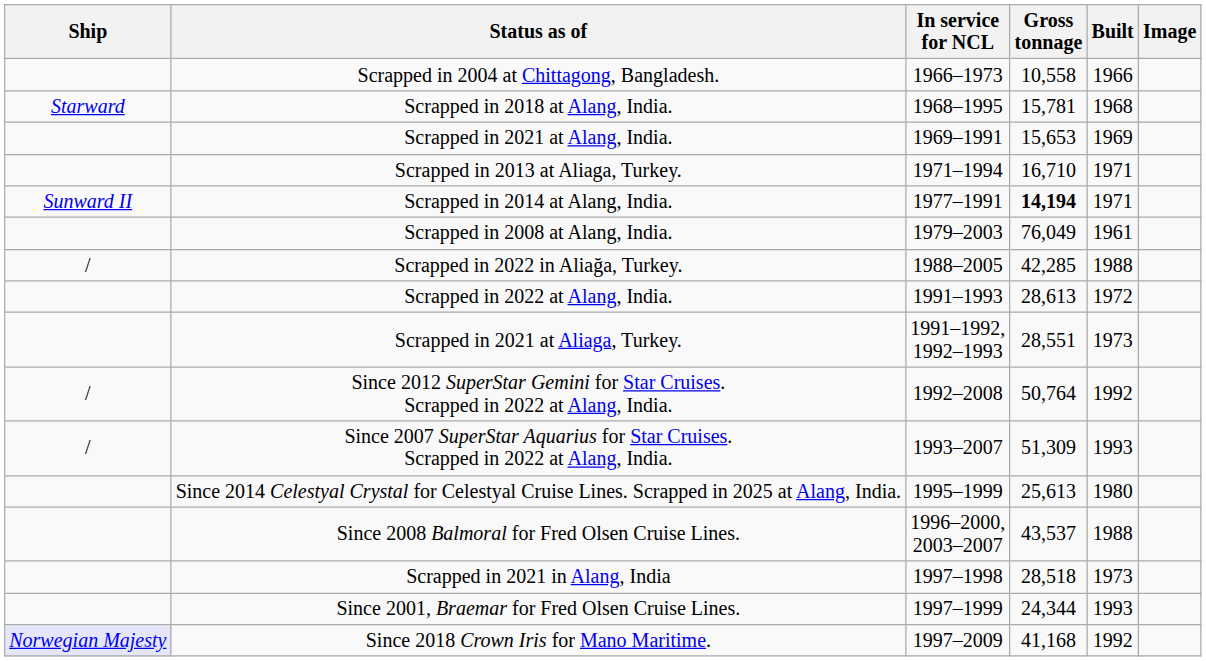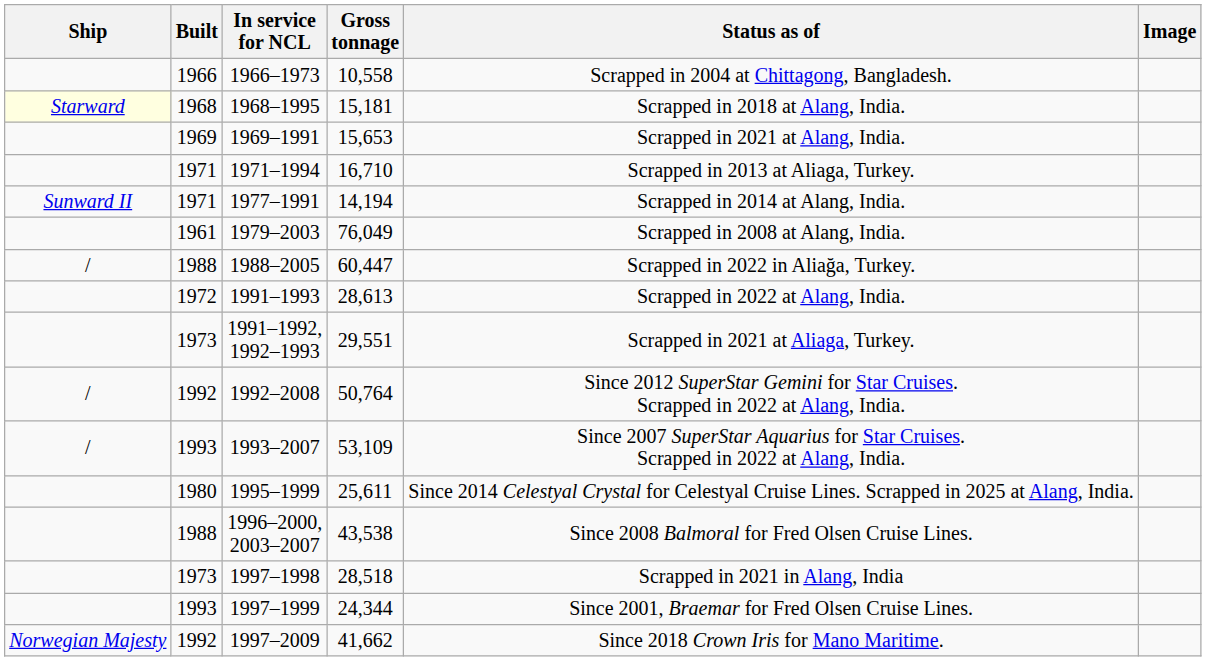columns swapped: (1113, 31) <-> (538, 31)
(88, 106) no background -> (88, 106) lightyellow background
(1048, 106) 15,781 -> (365, 106) 15,181
(1048, 201) bold -> (365, 201) normal
(1048, 264) 42,285 -> (365, 264) 60,447
(1048, 339) 28,551 -> (365, 339) 29,551
(1048, 448) 51,309 -> (365, 448) 53,109
(1048, 490) 25,613 -> (365, 490) 25,611
(1048, 533) 43,537 -> (365, 533) 43,538
(88, 640) lavender background -> (88, 640) no background
(1048, 640) 41,168 -> (365, 640) 41,662
